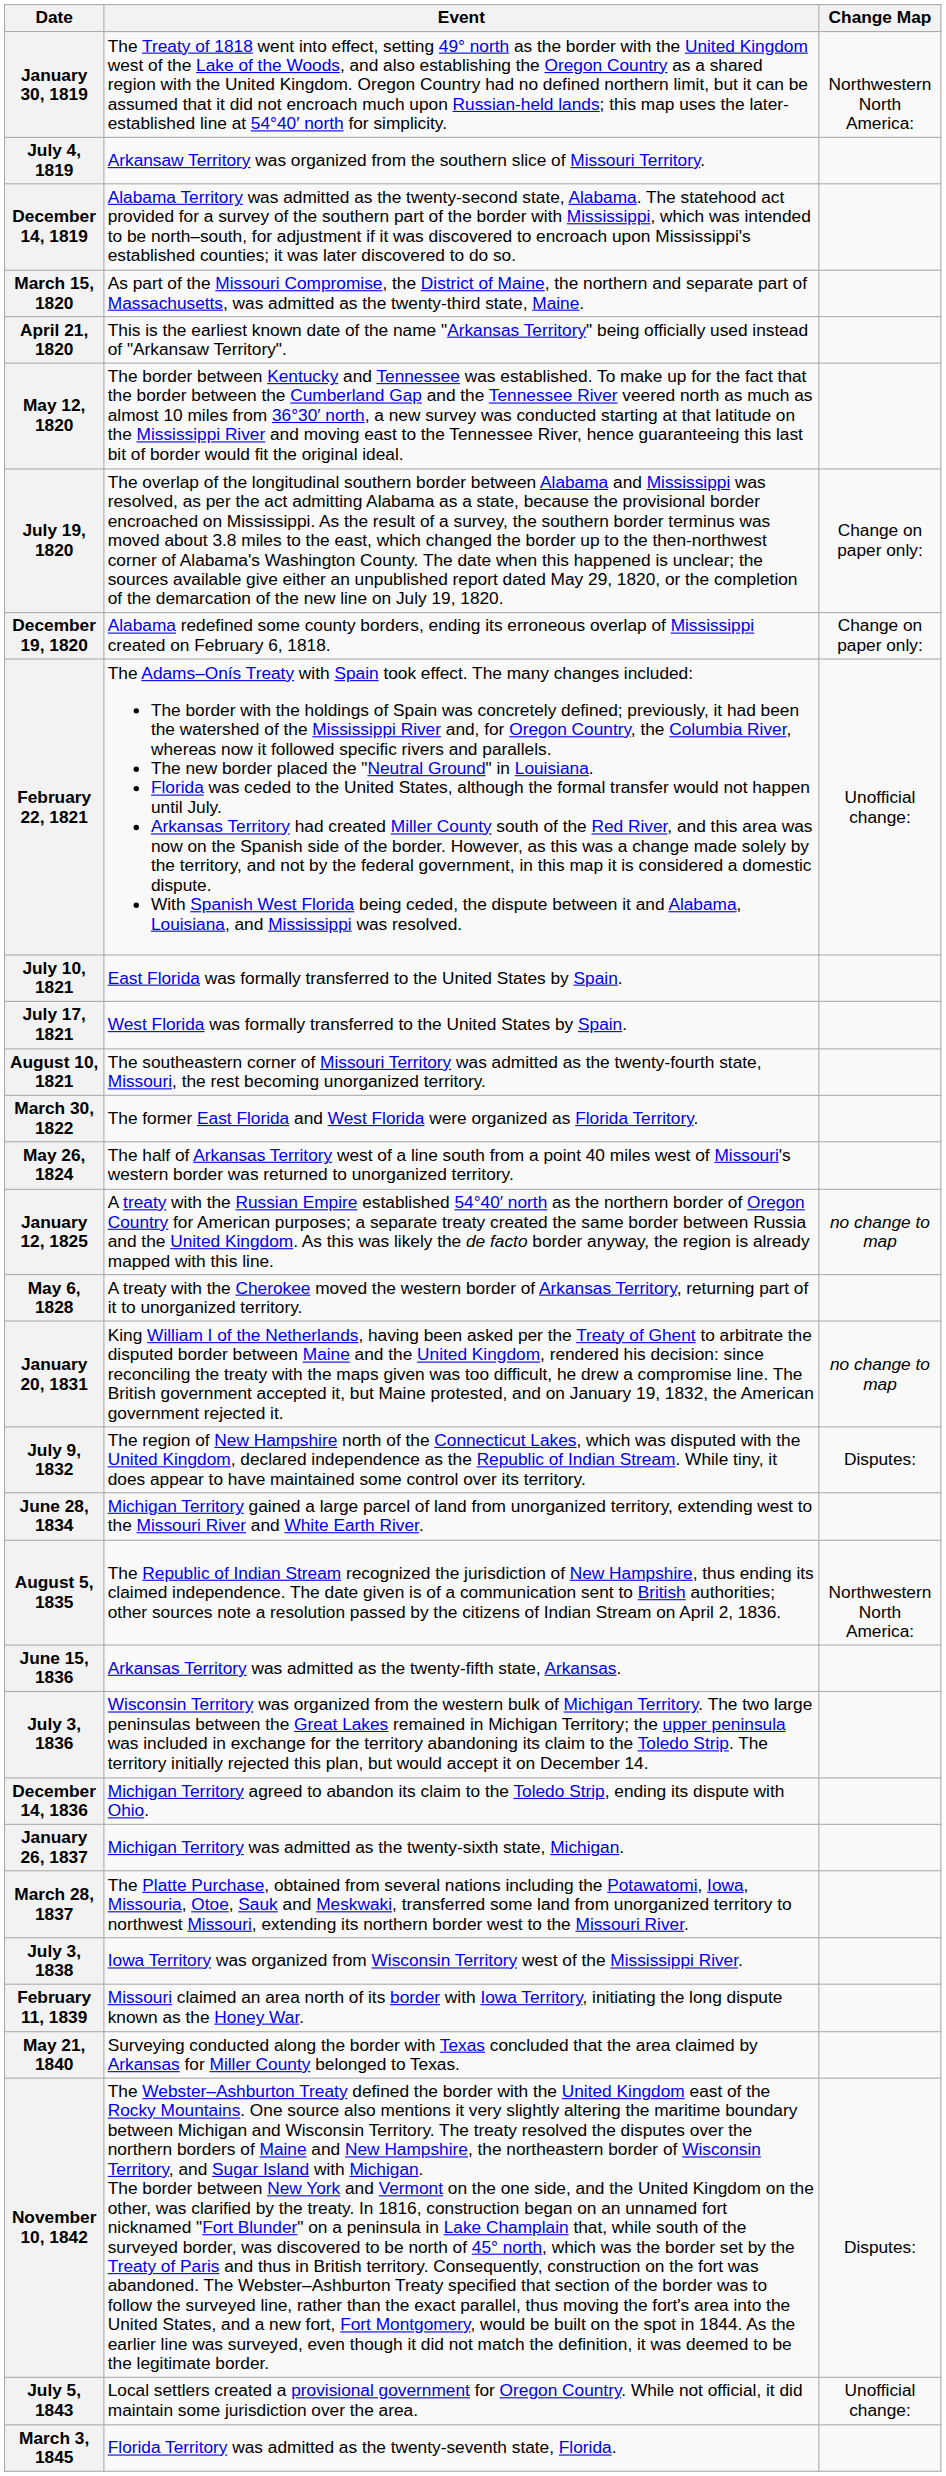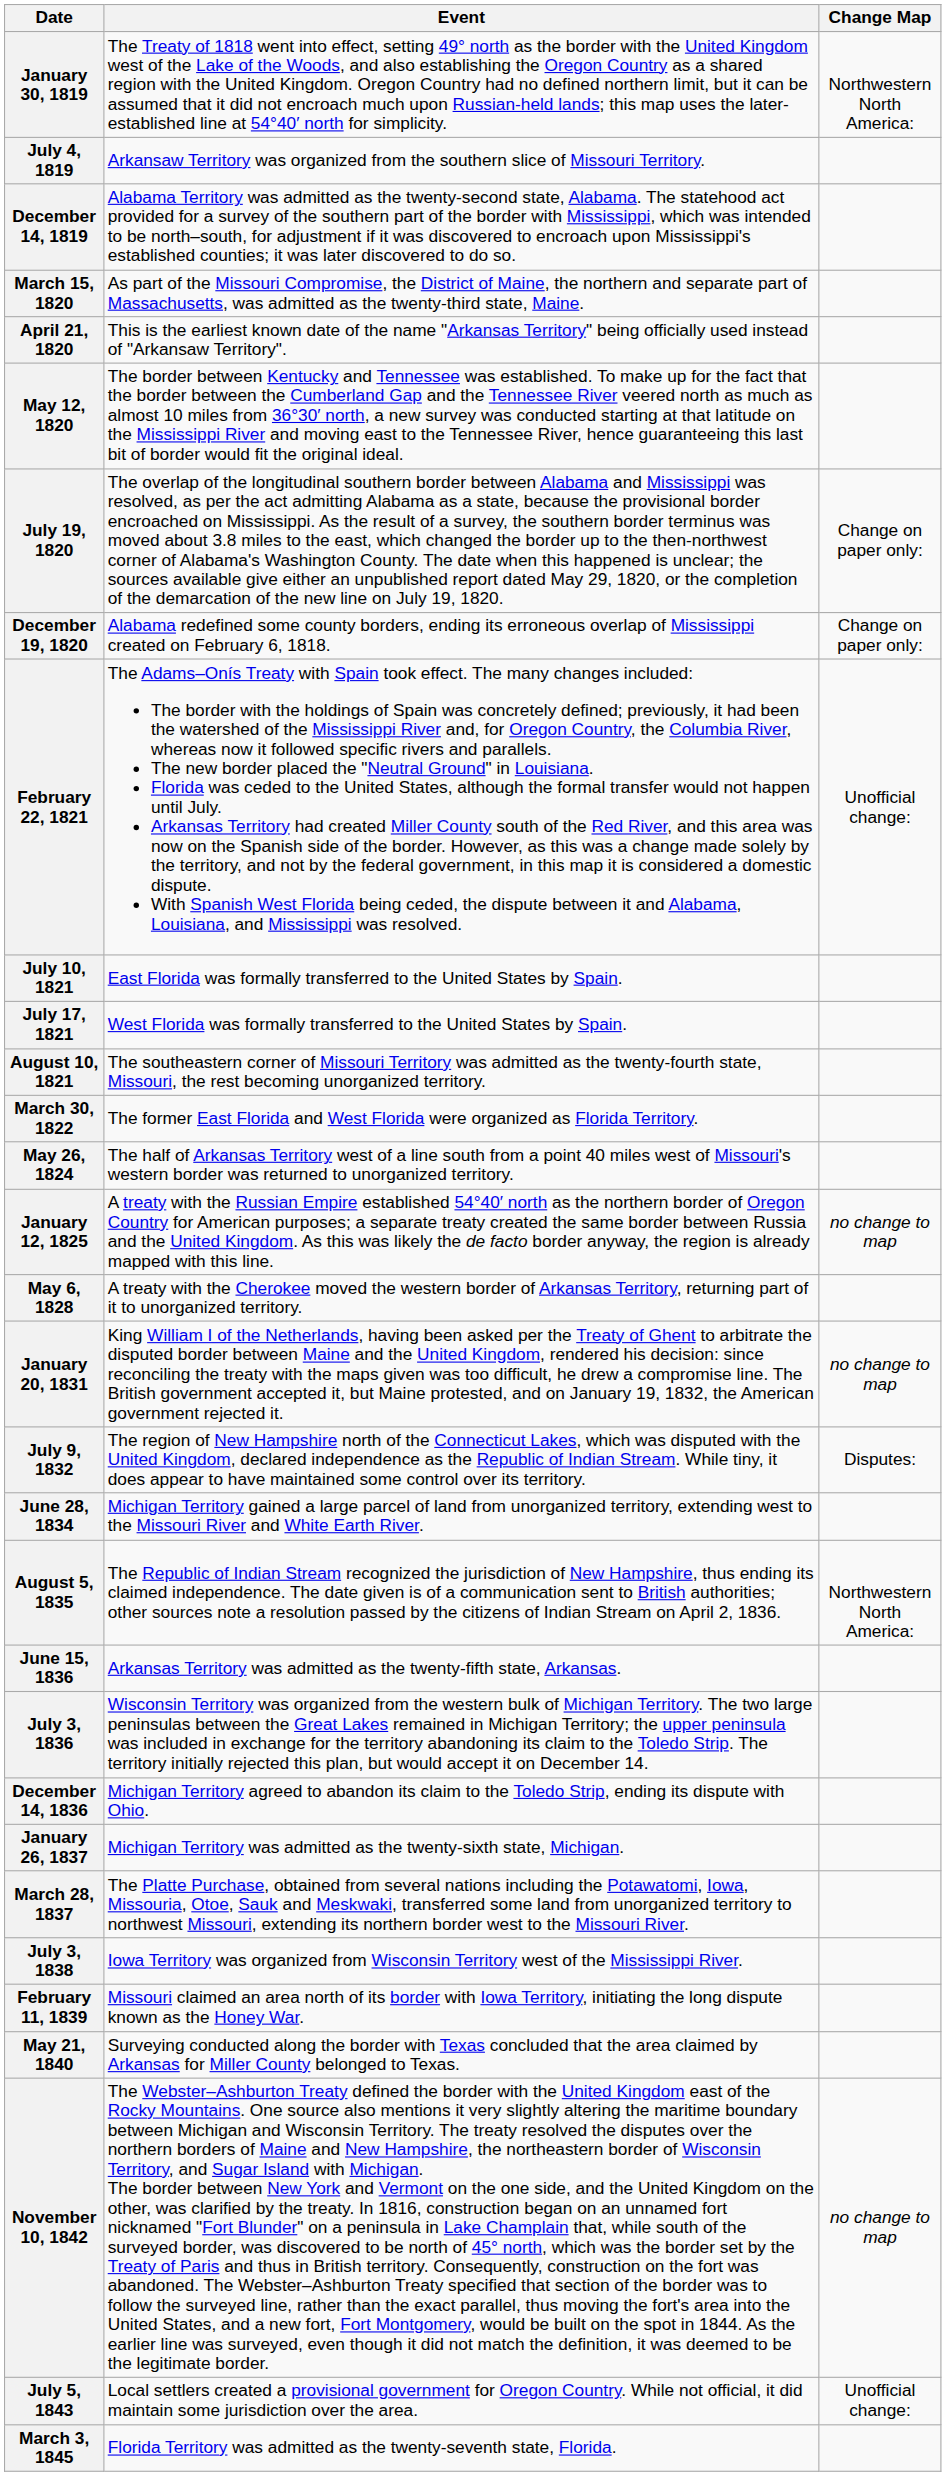(880, 2247) Disputes: -> (880, 2227) no change to map
